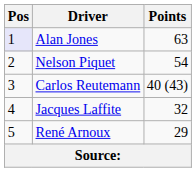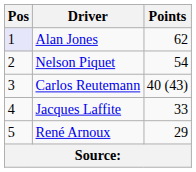(181, 39) 63 -> (181, 39) 62
(181, 109) 32 -> (181, 109) 33
